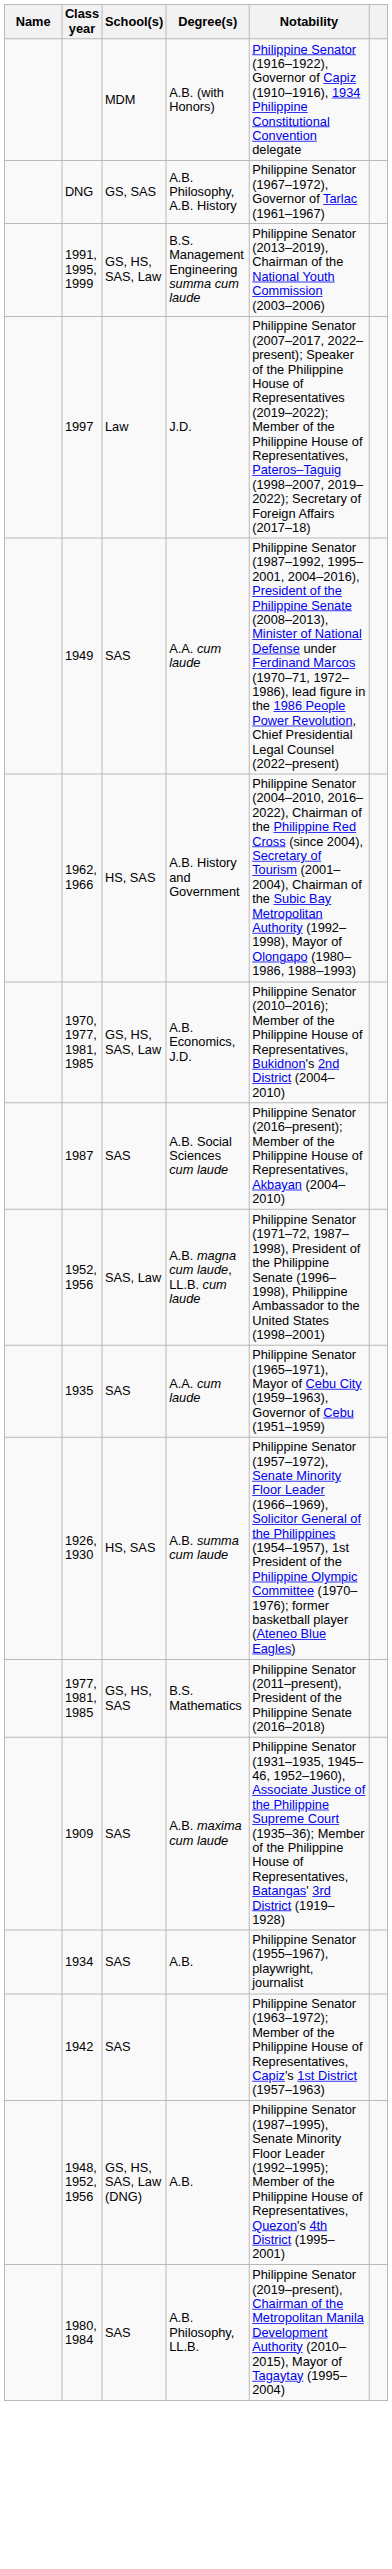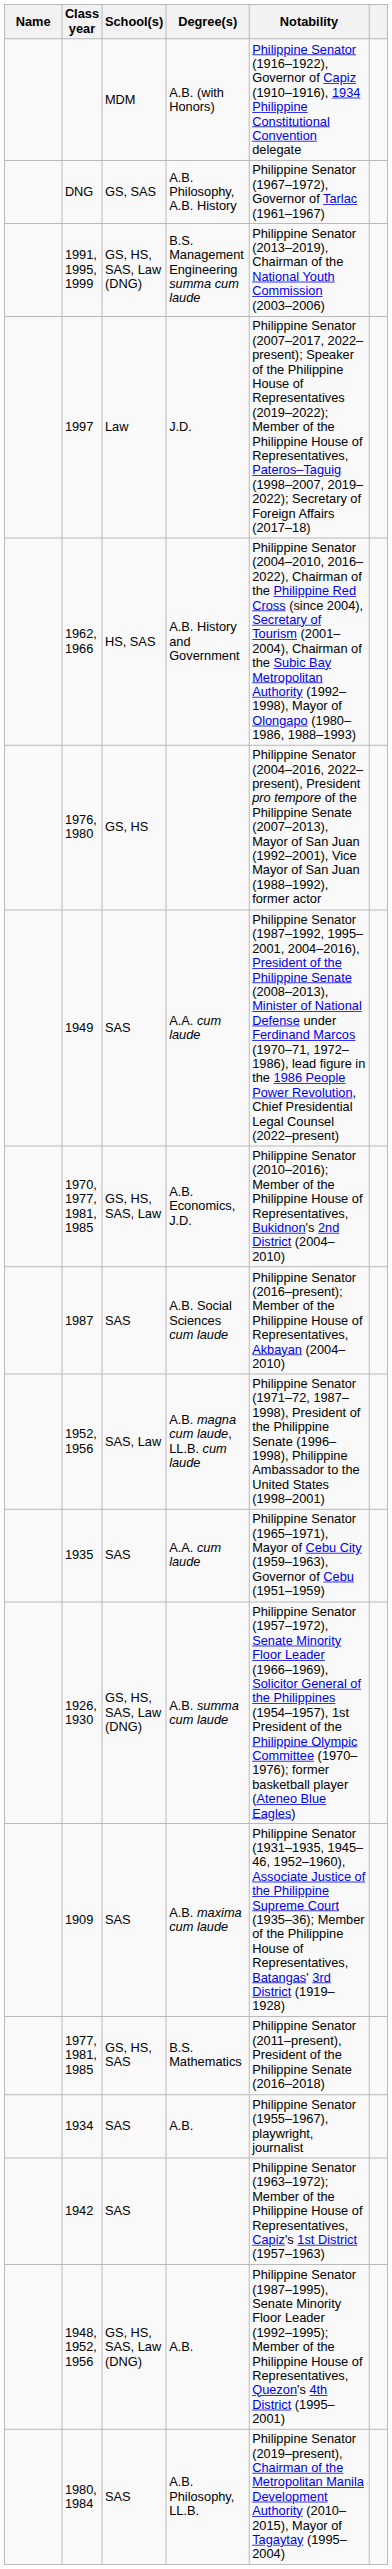(133, 269) GS, HS, SAS, Law -> (133, 269) GS, HS, SAS, Law (DNG)
rows swapped: (79, 656) <-> (81, 878)
+ row: (81, 827)
(130, 1548) HS, SAS -> (133, 1712) GS, HS, SAS, Law (DNG)
rows swapped: (81, 1698) <-> (79, 1833)
